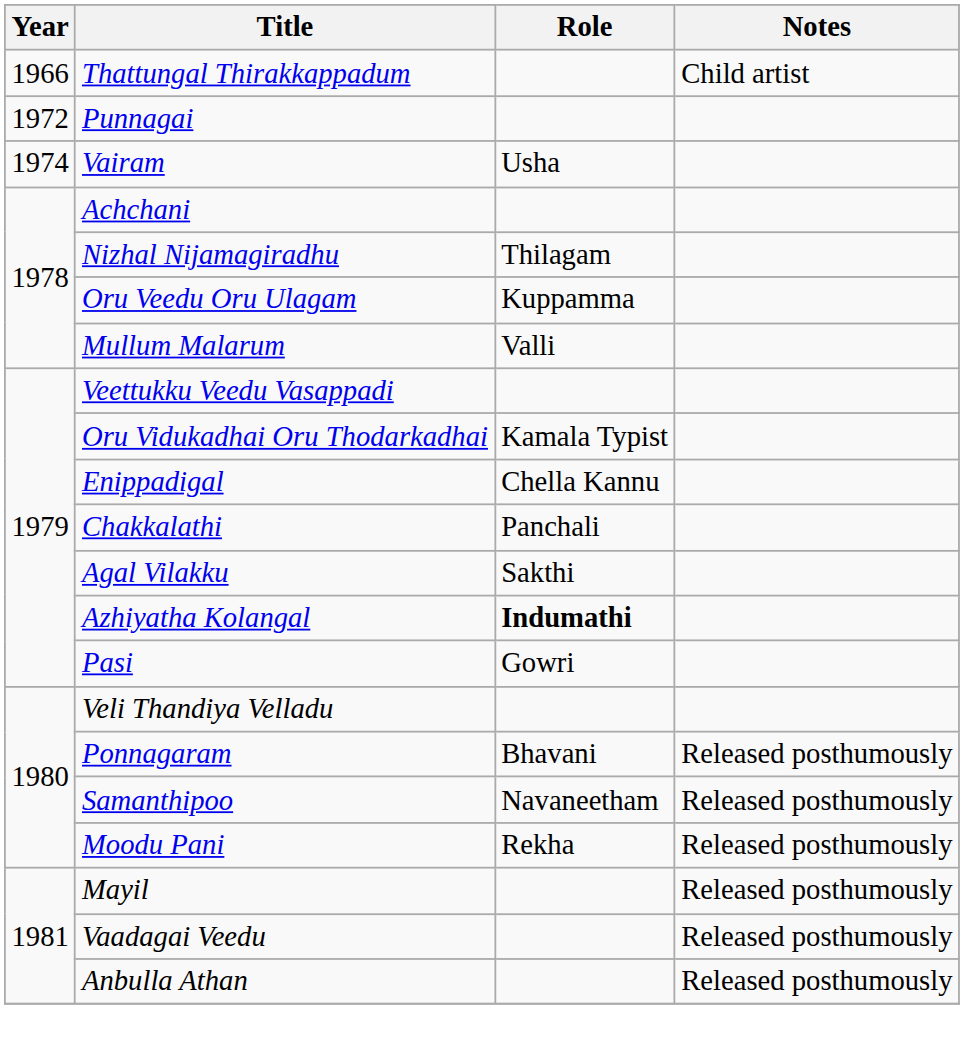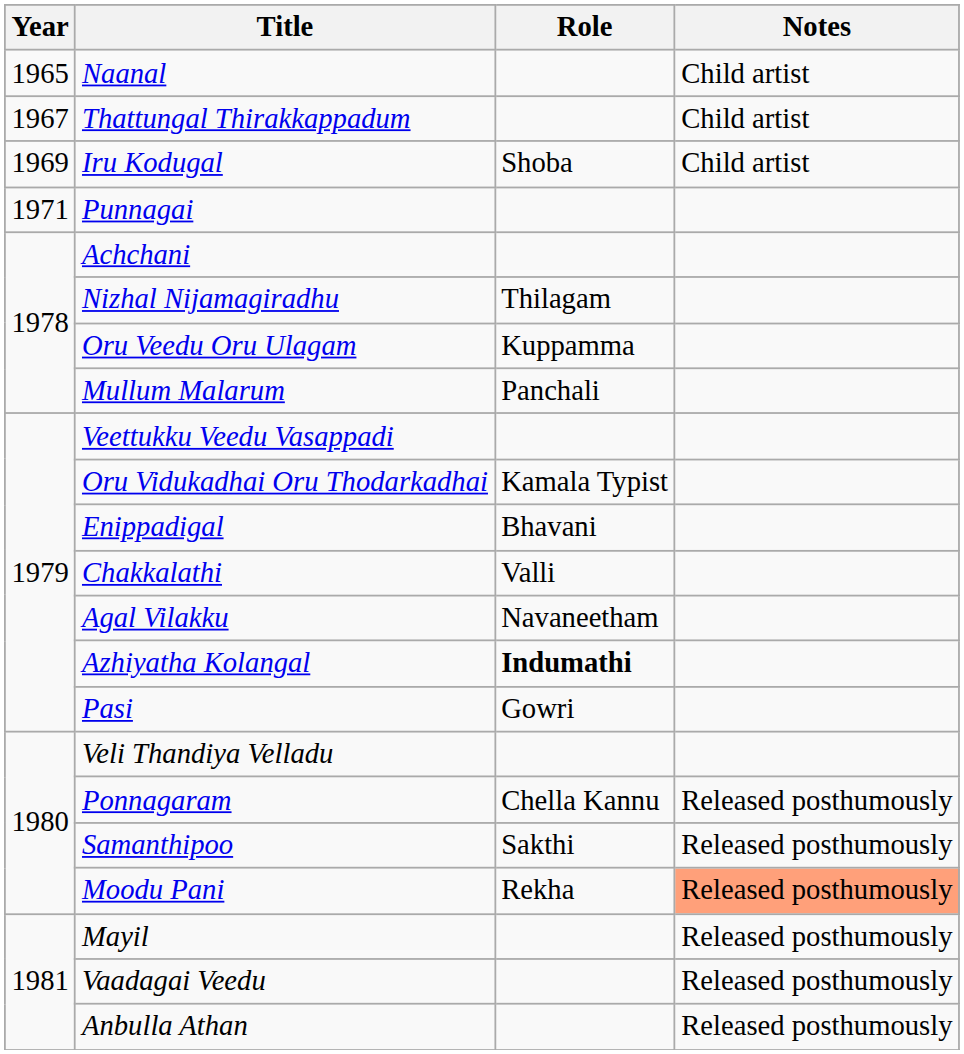+ row: (124, 72)
(40, 72) 1966 -> (40, 118) 1967
+ row: (152, 163)
(40, 118) 1972 -> (40, 208) 1971
- row: (123, 163)
(528, 345) Valli -> (550, 390) Panchali
(580, 481) Chella Kannu -> (549, 526) Bhavani
(550, 526) Panchali -> (528, 572) Valli
(538, 572) Sakthi -> (580, 617) Navaneetham
(549, 753) Bhavani -> (580, 799) Chella Kannu
(580, 799) Navaneetham -> (538, 844) Sakthi
(817, 844) no background -> (817, 890) lightsalmon background
